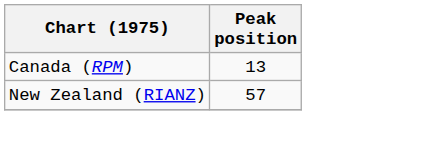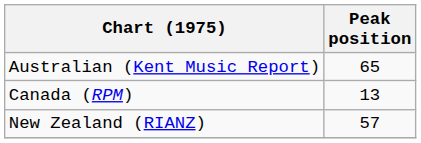+ row: (164, 67)
